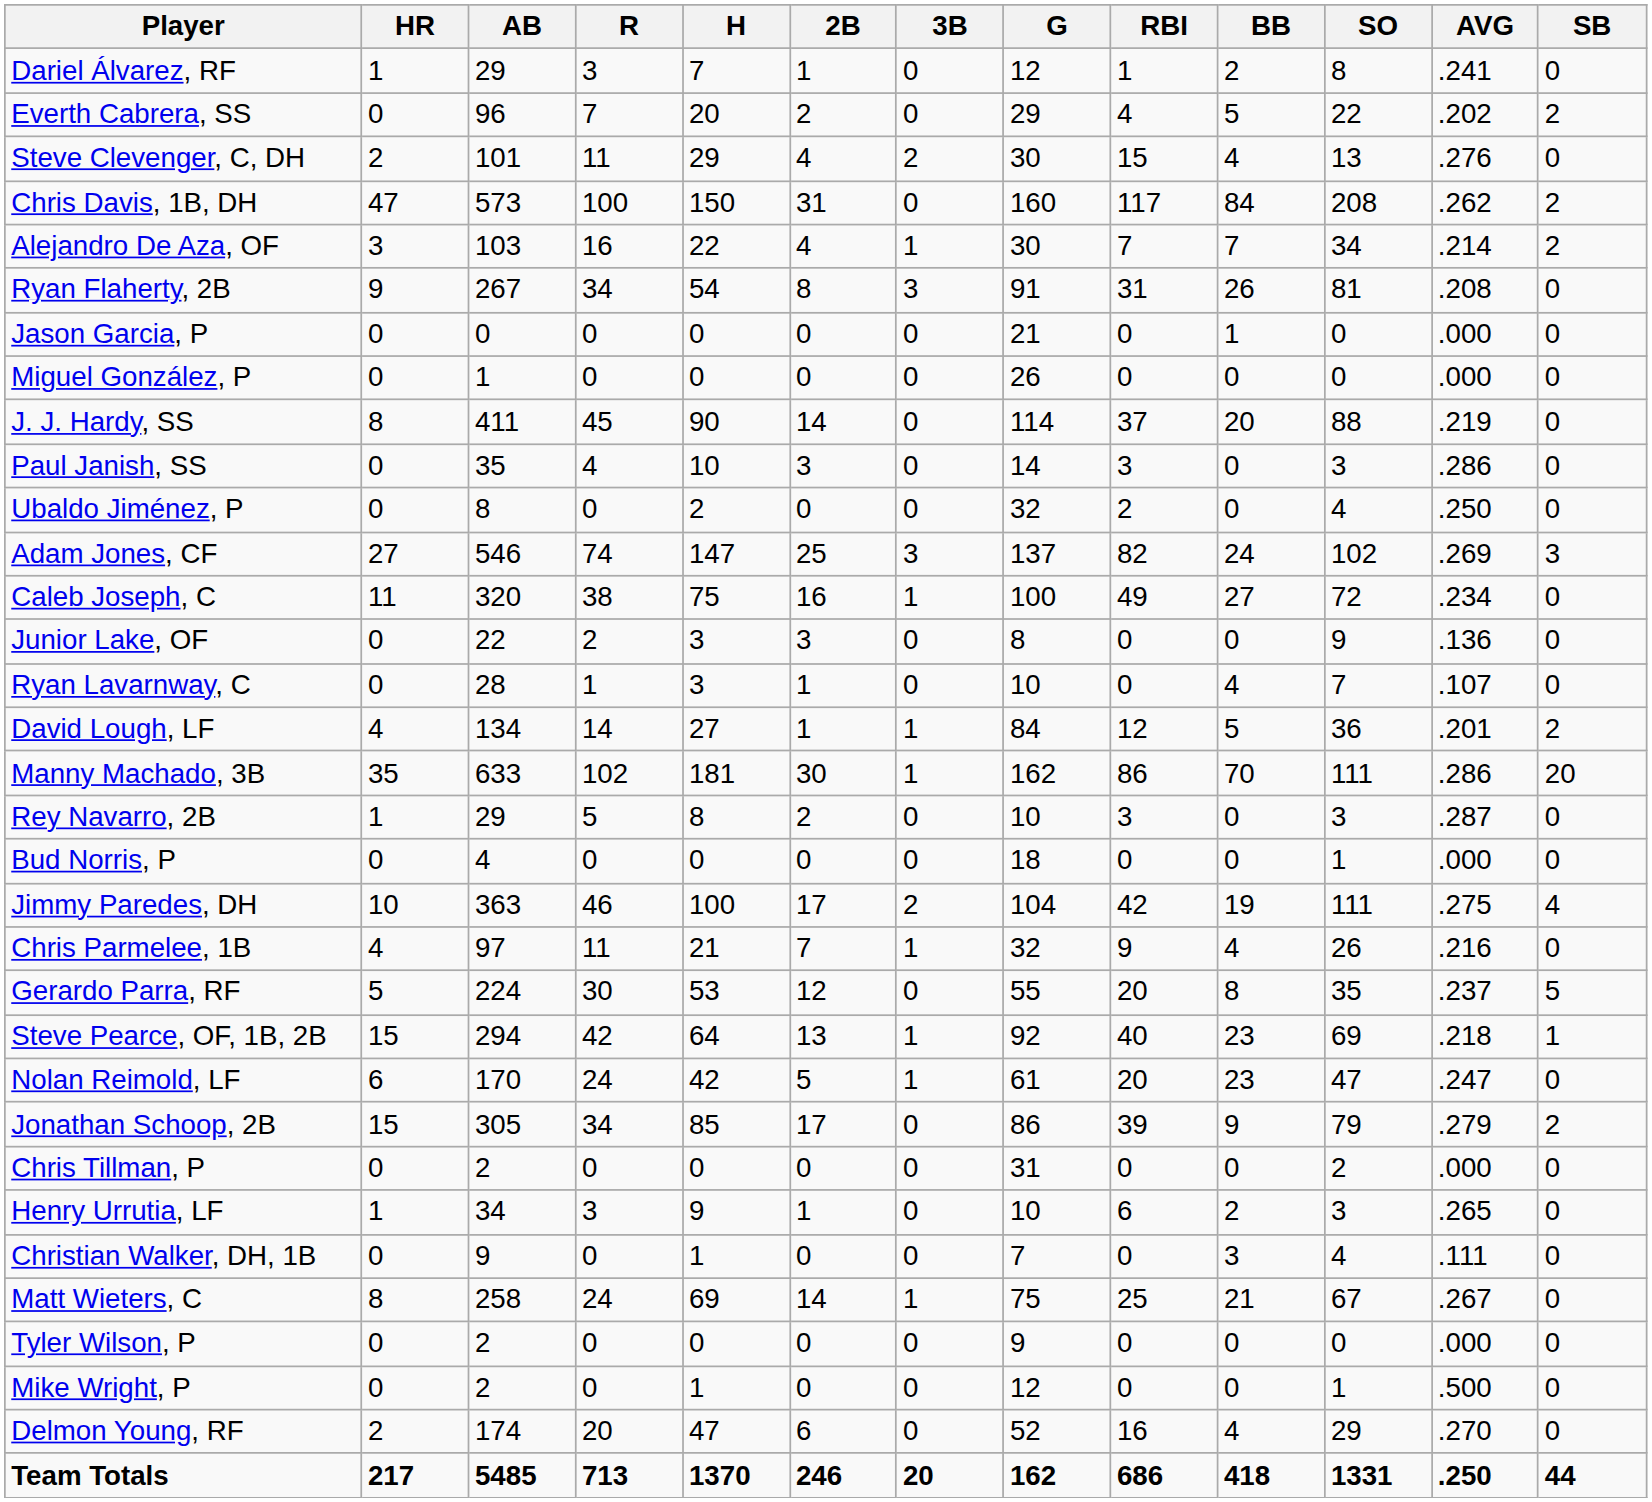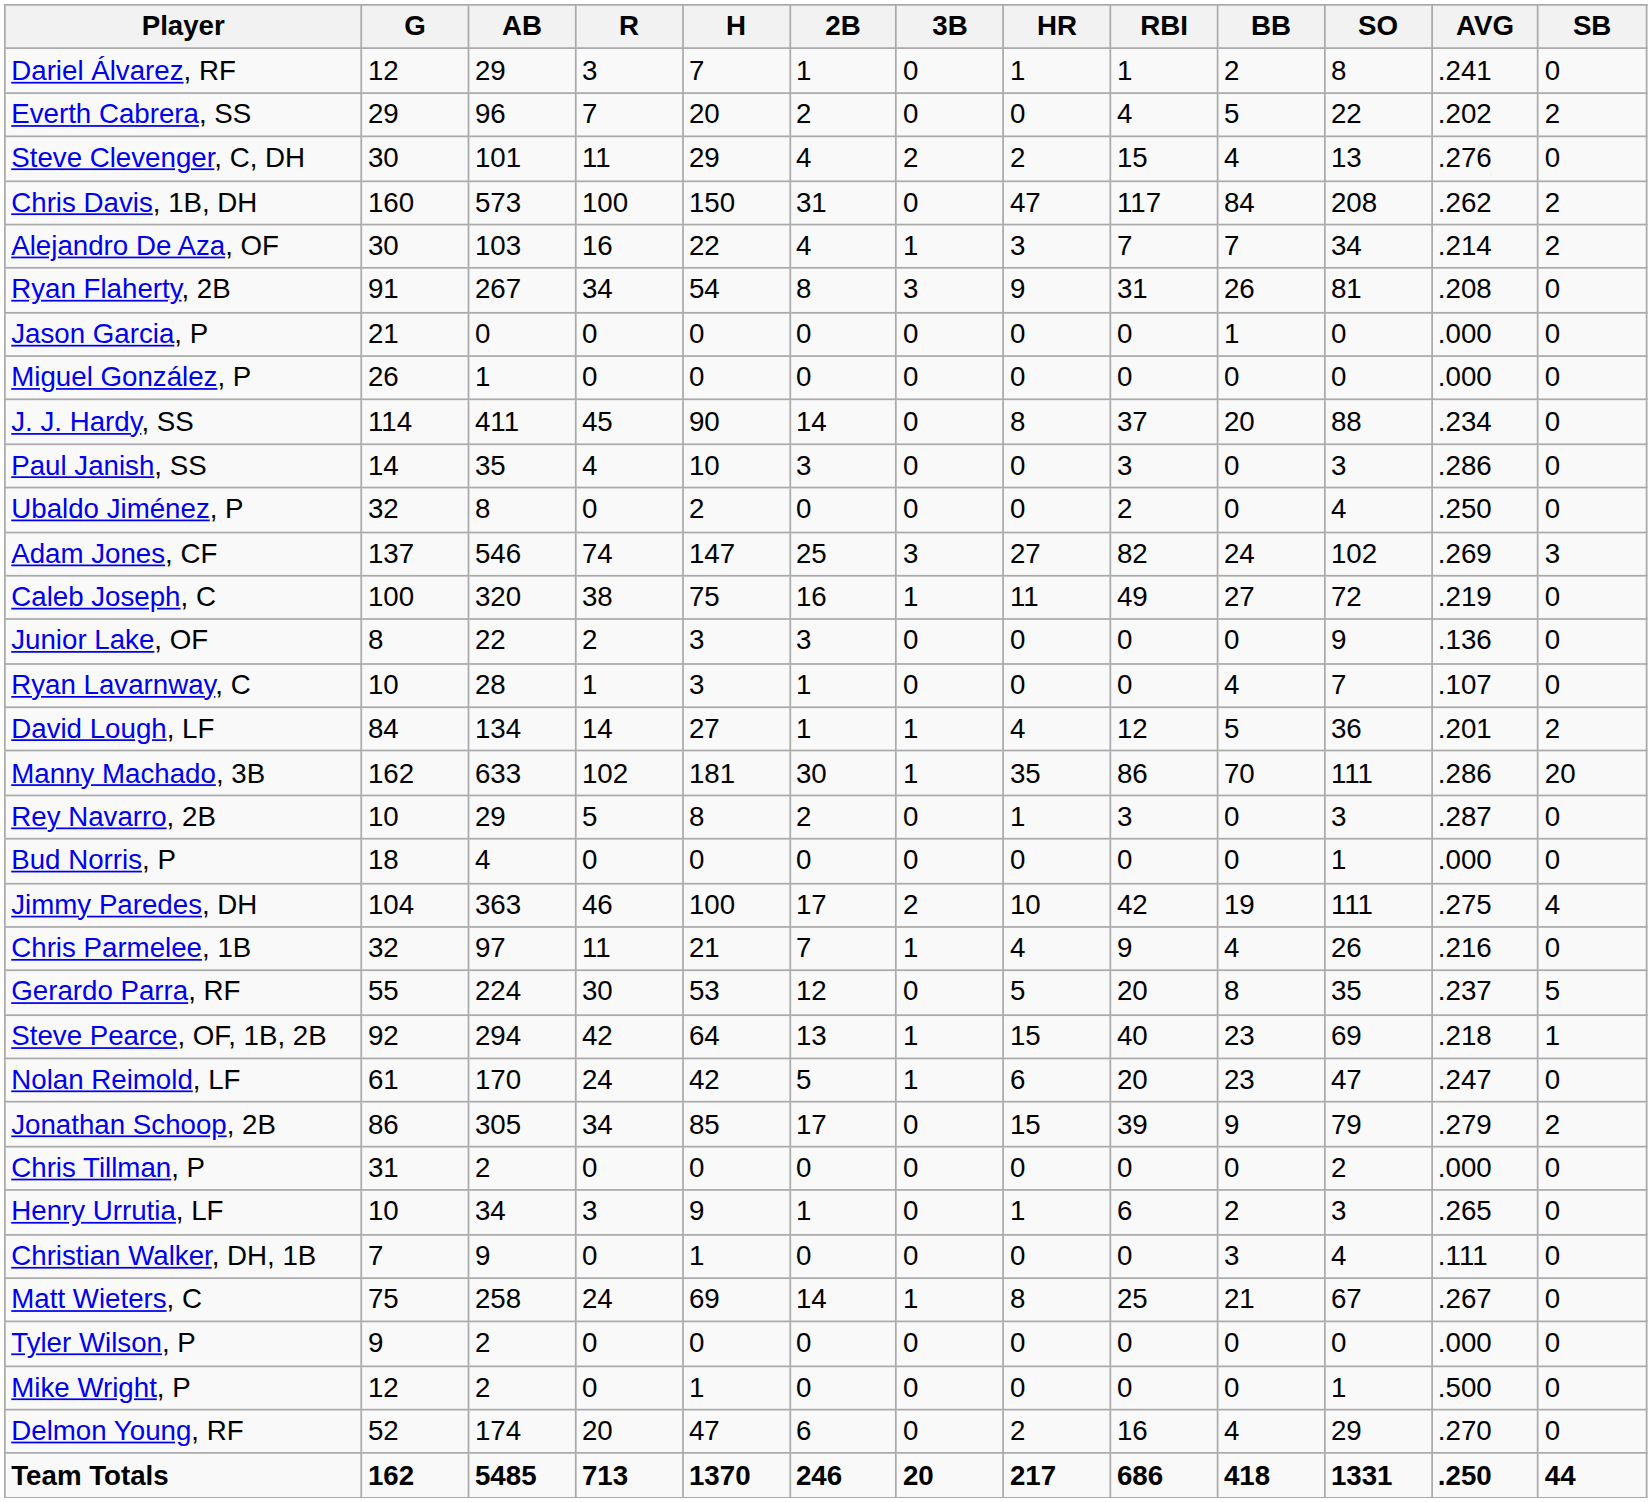columns swapped: (1057, 26) <-> (415, 26)
(1465, 421) .219 -> (1465, 421) .234
(1465, 597) .234 -> (1465, 597) .219
